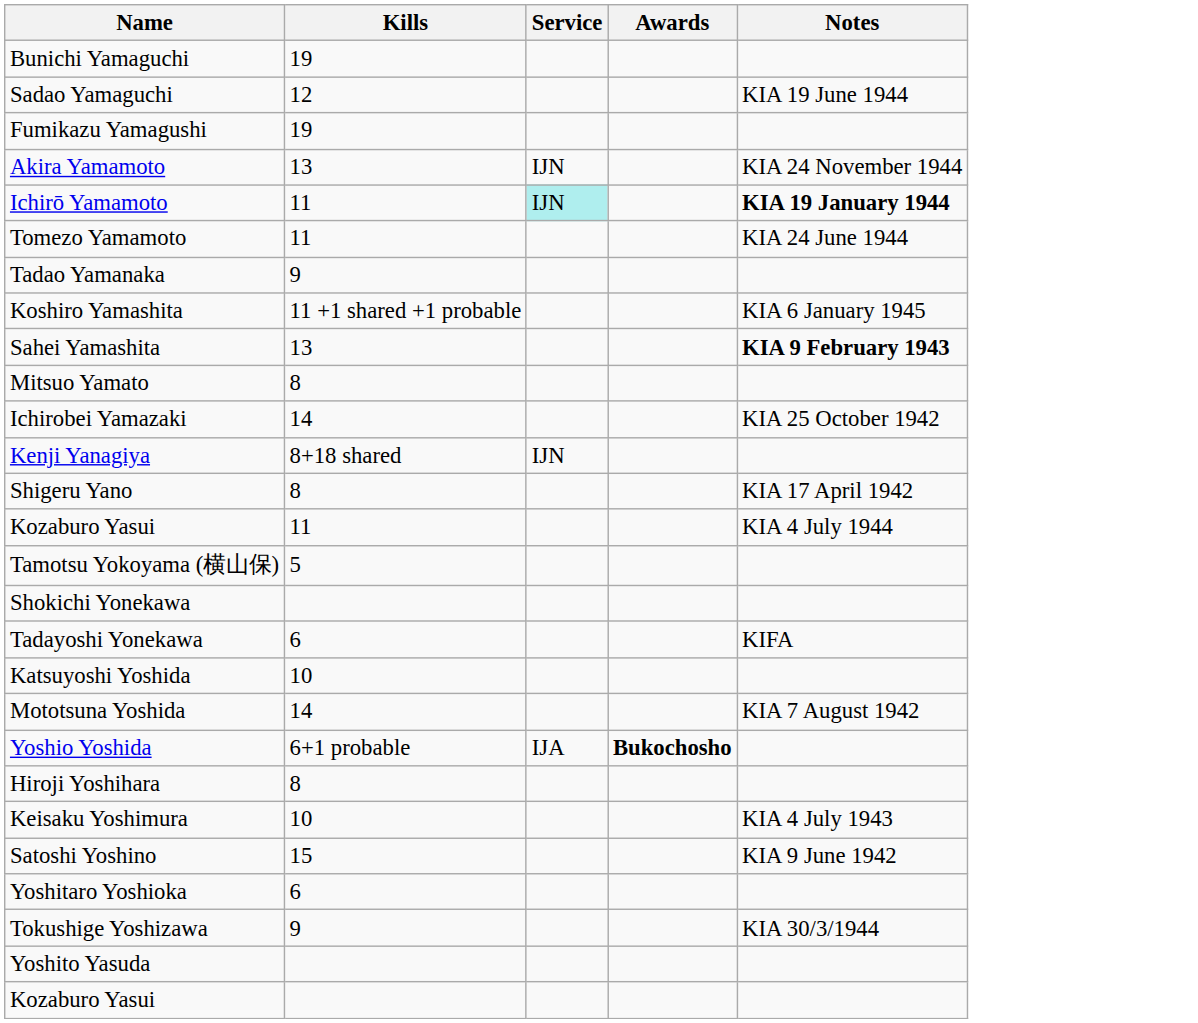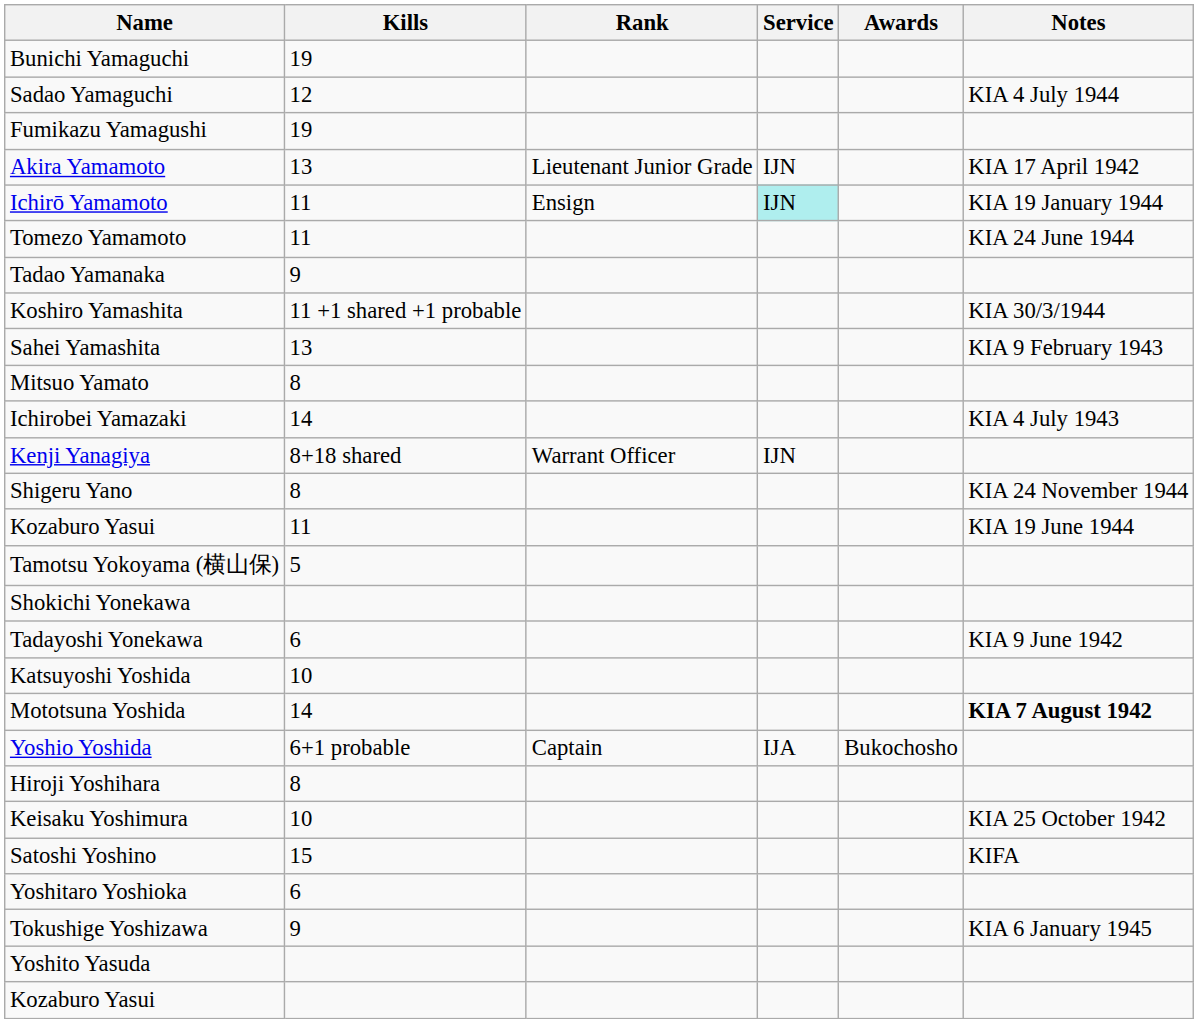+ column: (642, 22)
(825, 94) KIA 19 June 1944 -> (1044, 94) KIA 4 July 1944
(852, 166) KIA 24 November 1944 -> (1054, 166) KIA 17 April 1942
(846, 202) bold -> (1066, 202) normal
(834, 310) KIA 6 January 1945 -> (1037, 310) KIA 30/3/1944
(846, 346) bold -> (1066, 346) normal
(841, 418) KIA 25 October 1942 -> (1044, 418) KIA 4 July 1943
(828, 490) KIA 17 April 1942 -> (1078, 490) KIA 24 November 1944
(817, 526) KIA 4 July 1944 -> (1051, 526) KIA 19 June 1944
(768, 639) KIFA -> (1046, 639) KIA 9 June 1942
(831, 711) normal -> (1060, 711) bold
(672, 747) bold -> (901, 747) normal
(817, 819) KIA 4 July 1943 -> (1067, 819) KIA 25 October 1942
(819, 855) KIA 9 June 1942 -> (994, 855) KIFA
(811, 927) KIA 30/3/1944 -> (1060, 927) KIA 6 January 1945
